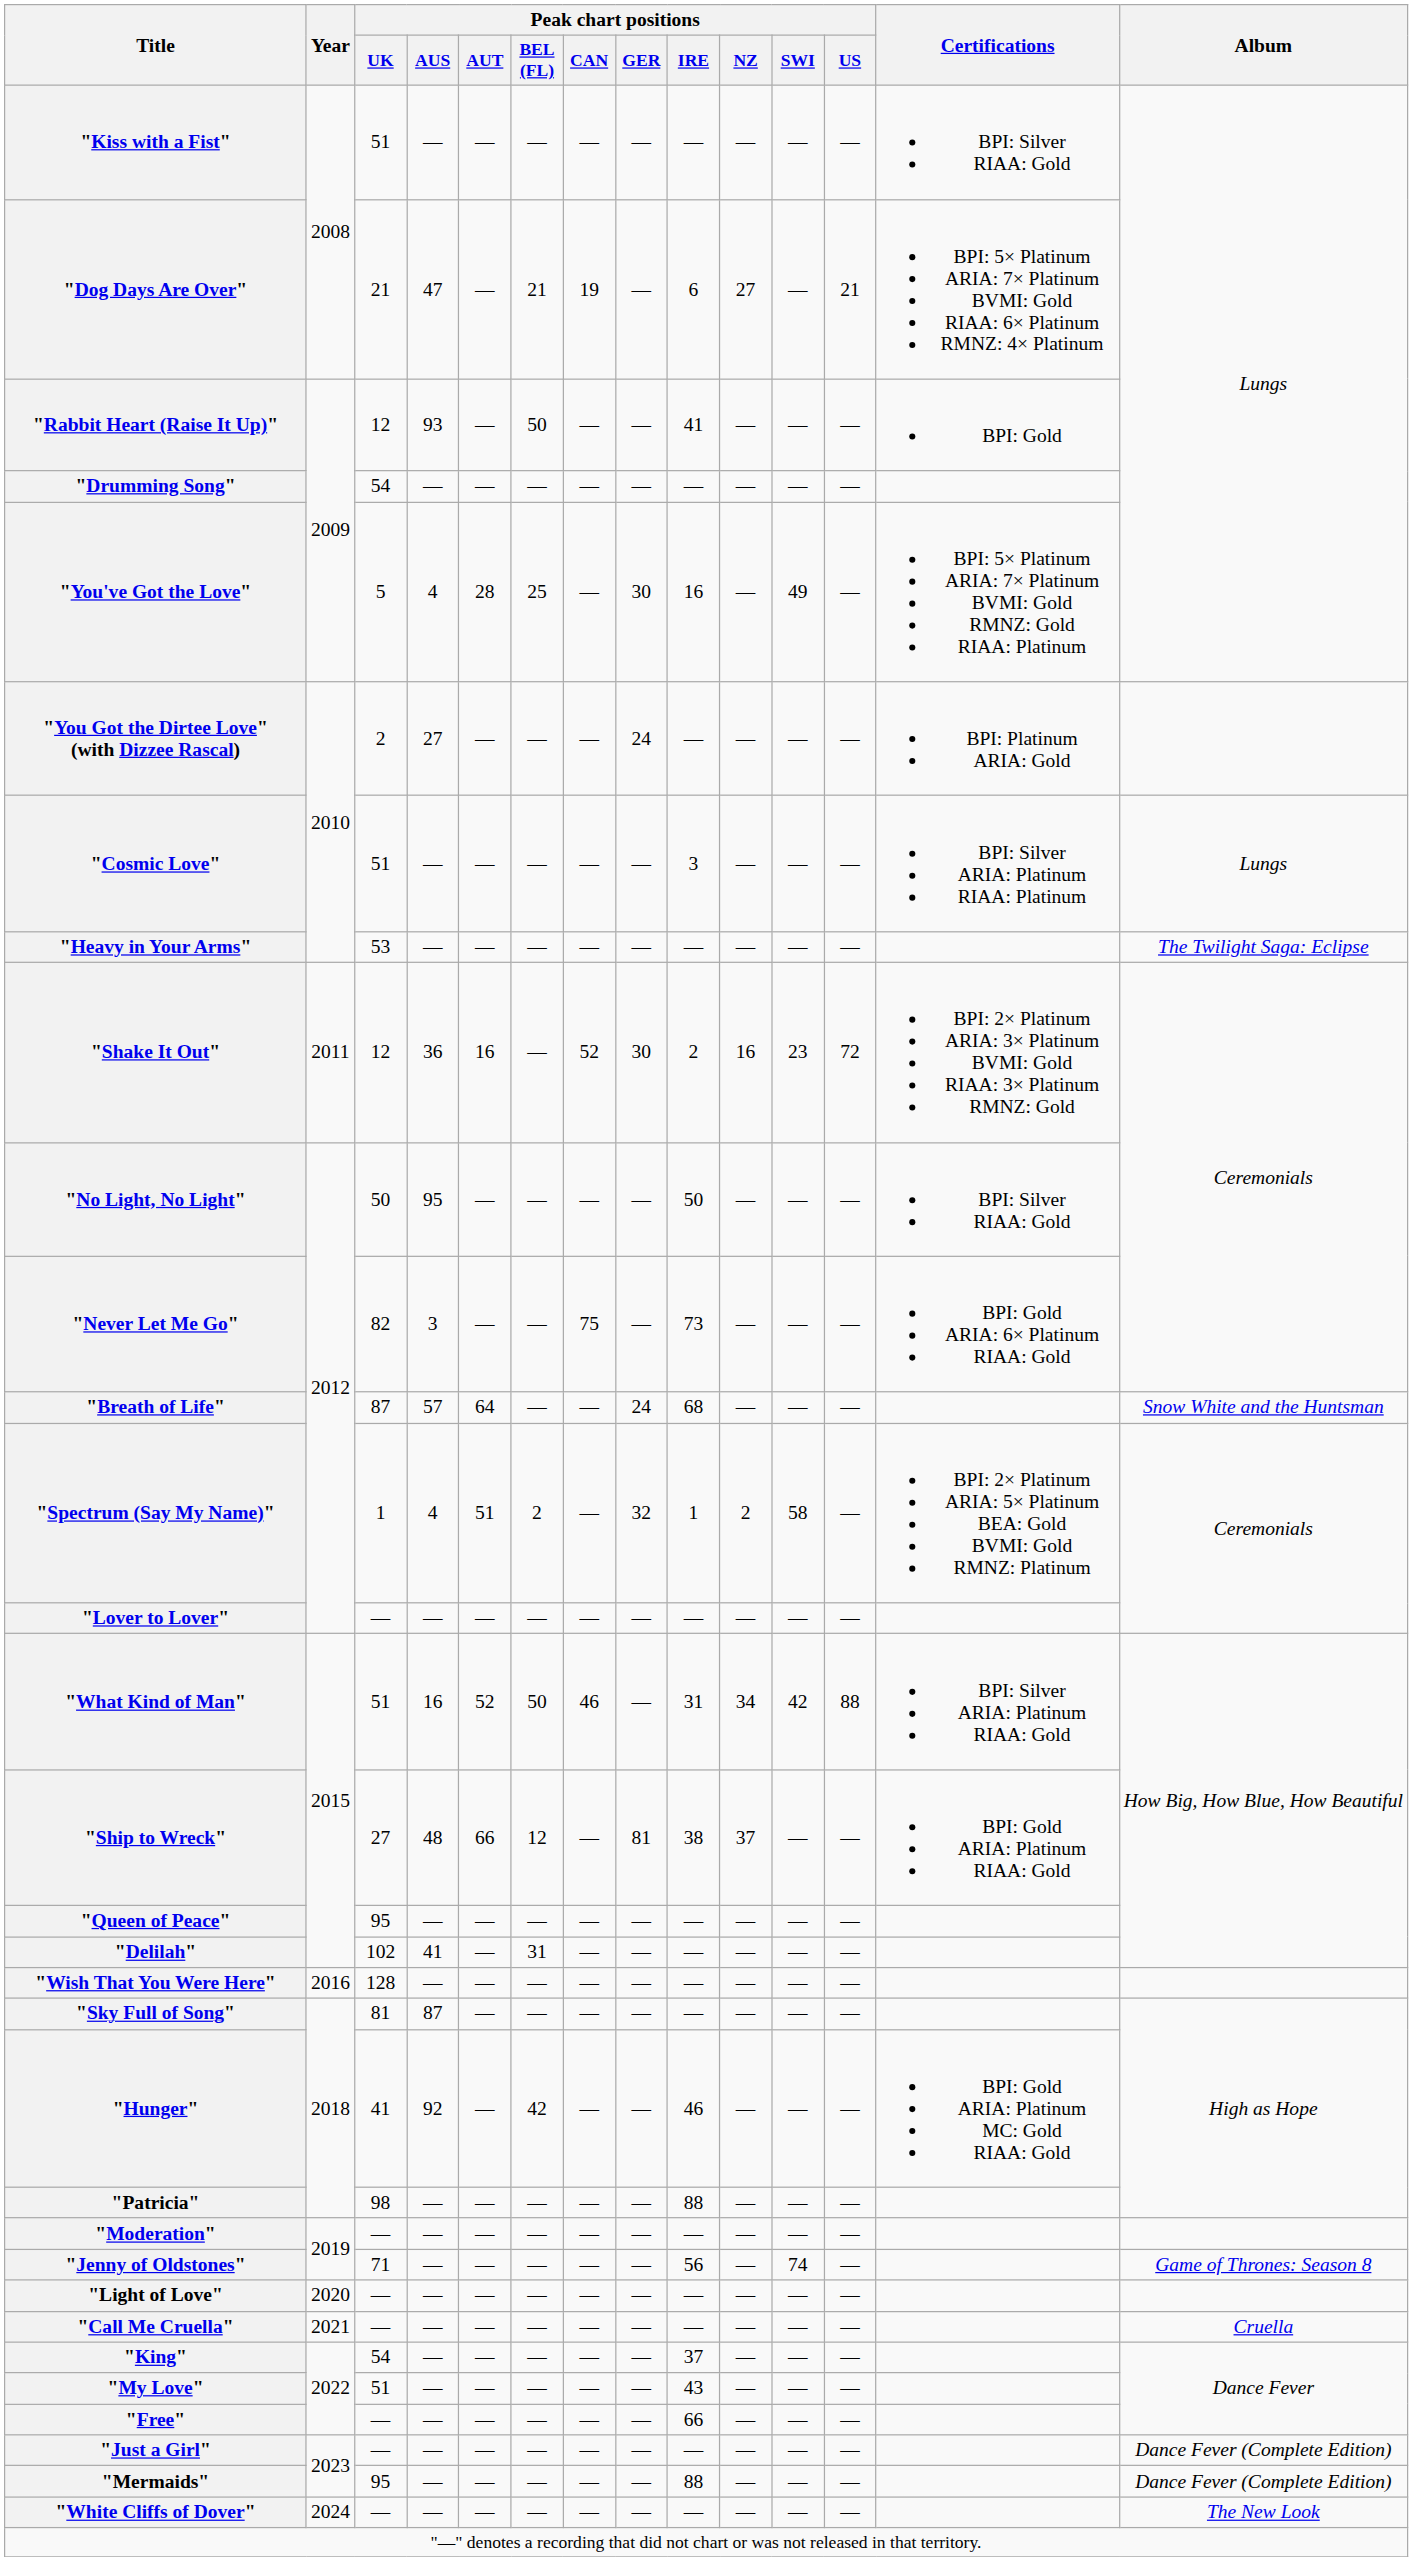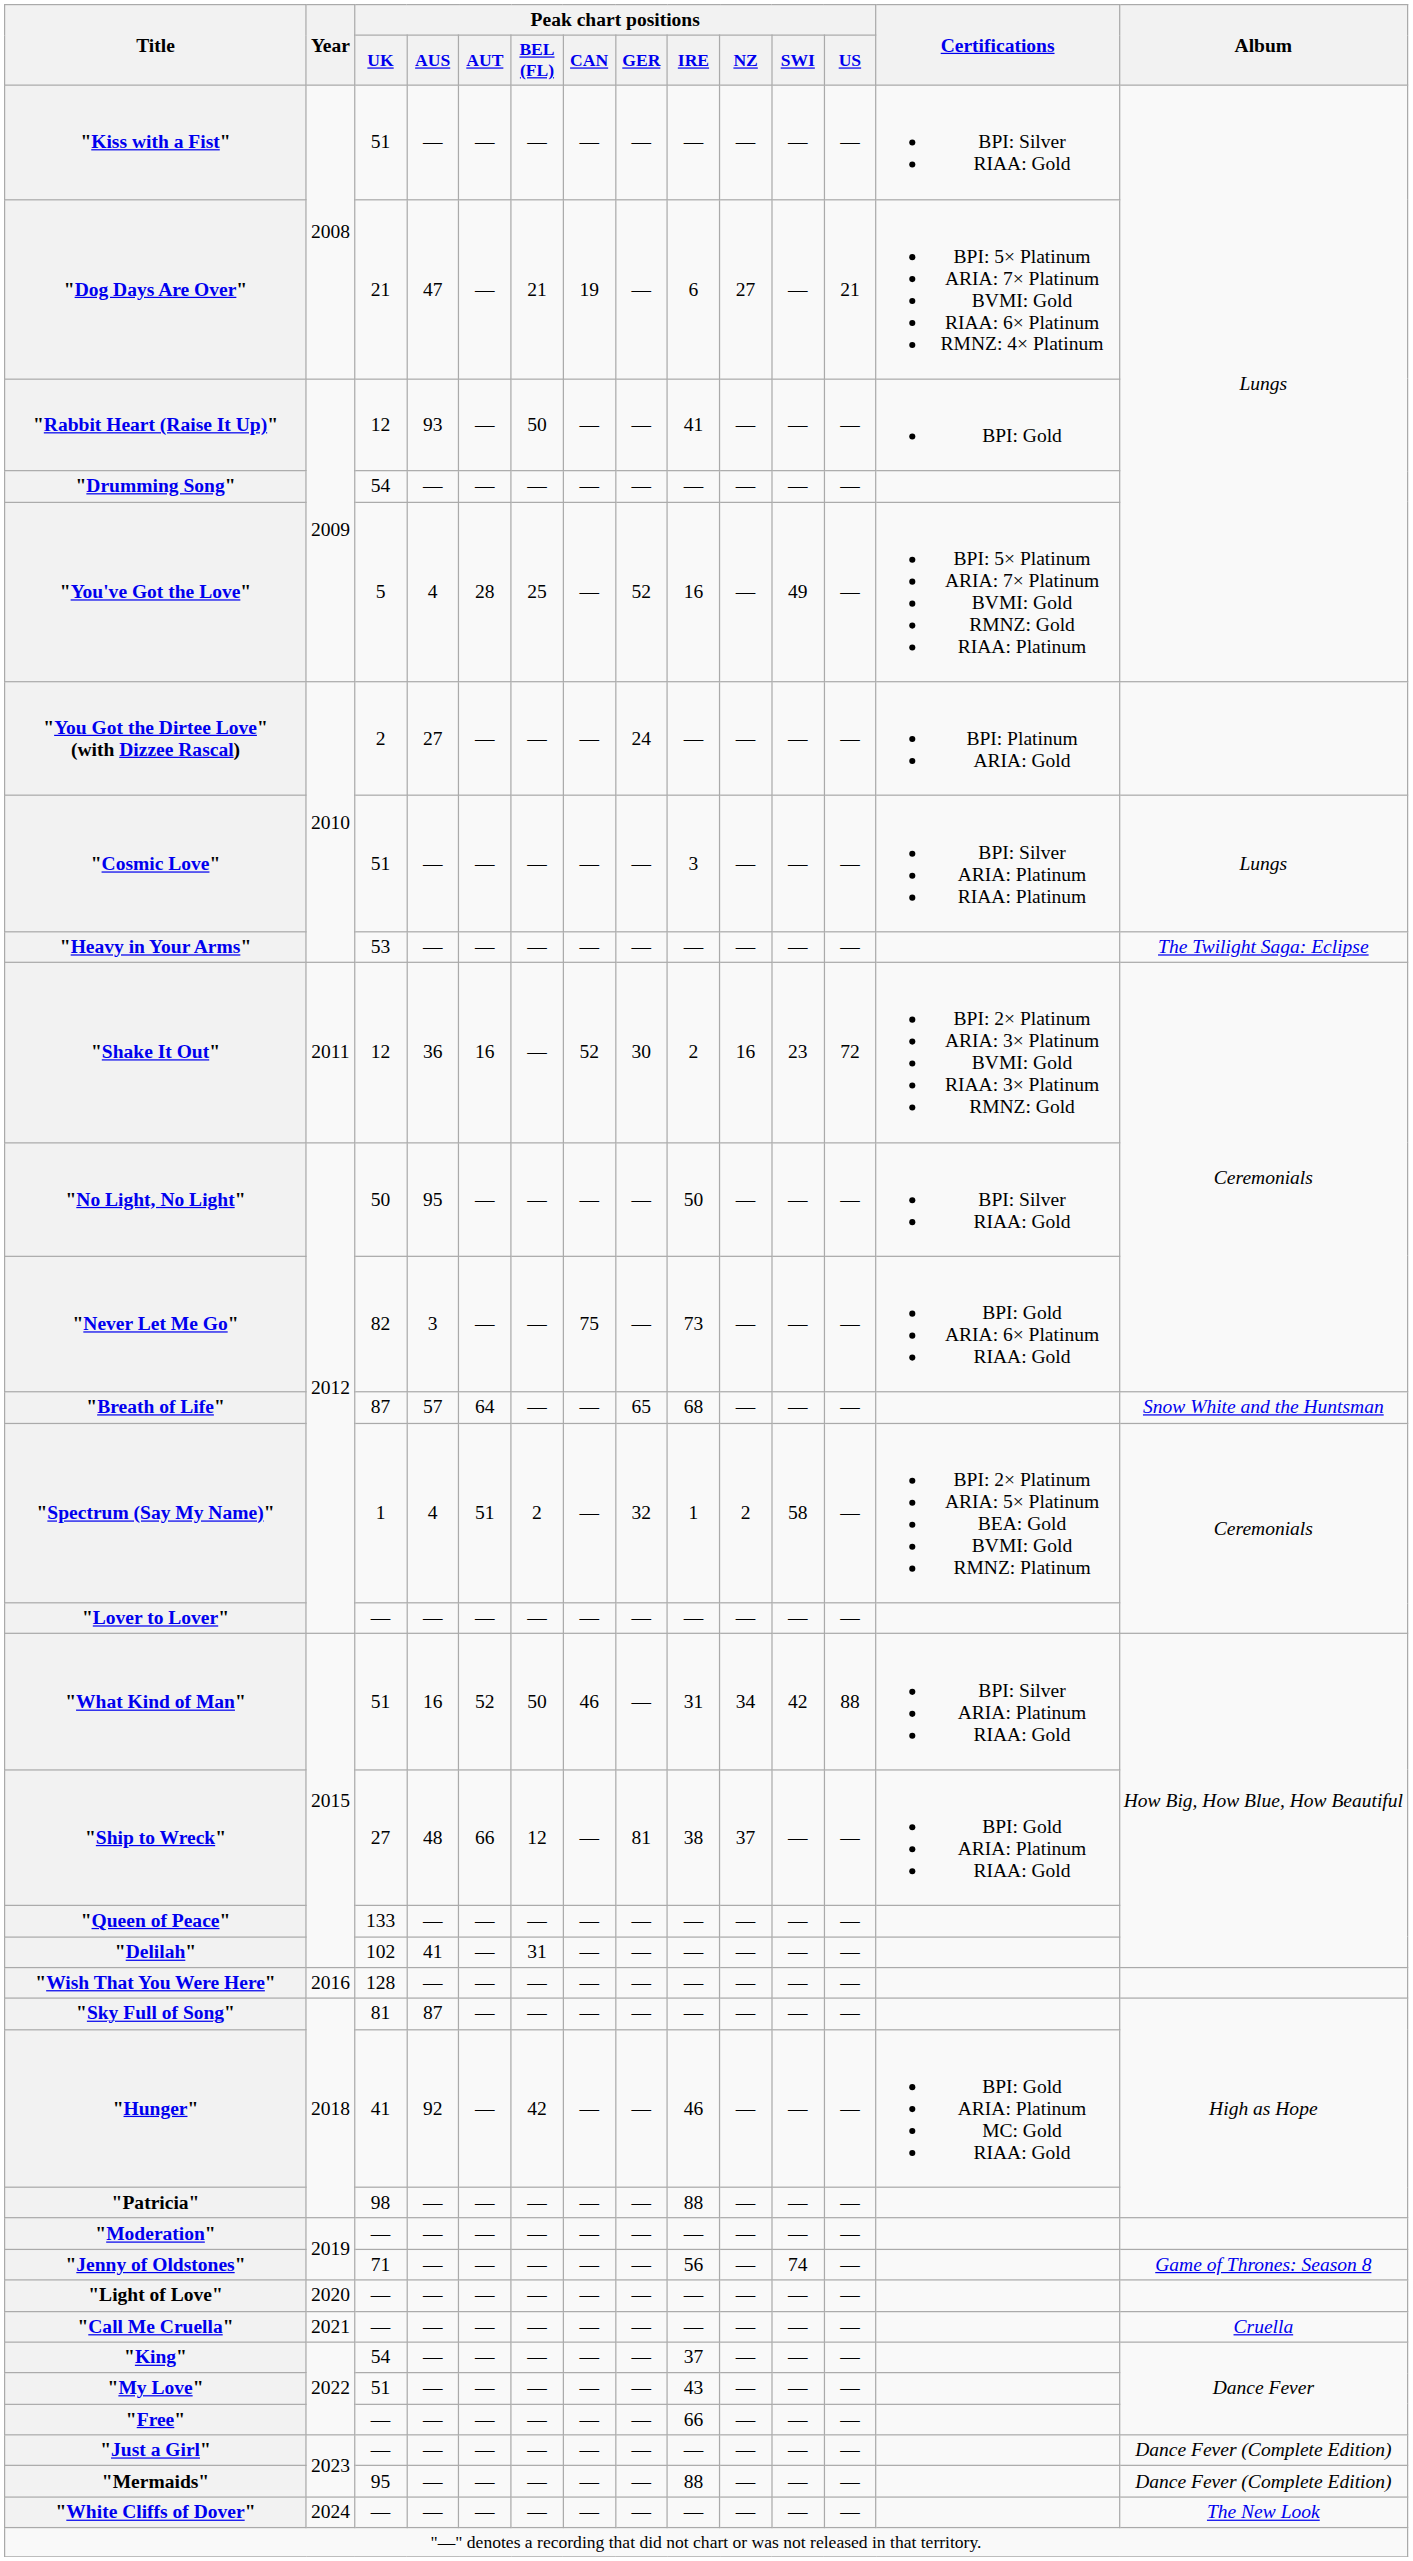(641, 591) 30 -> (641, 591) 52
(641, 1407) 24 -> (641, 1407) 65
(381, 1920) 95 -> (381, 1920) 133
